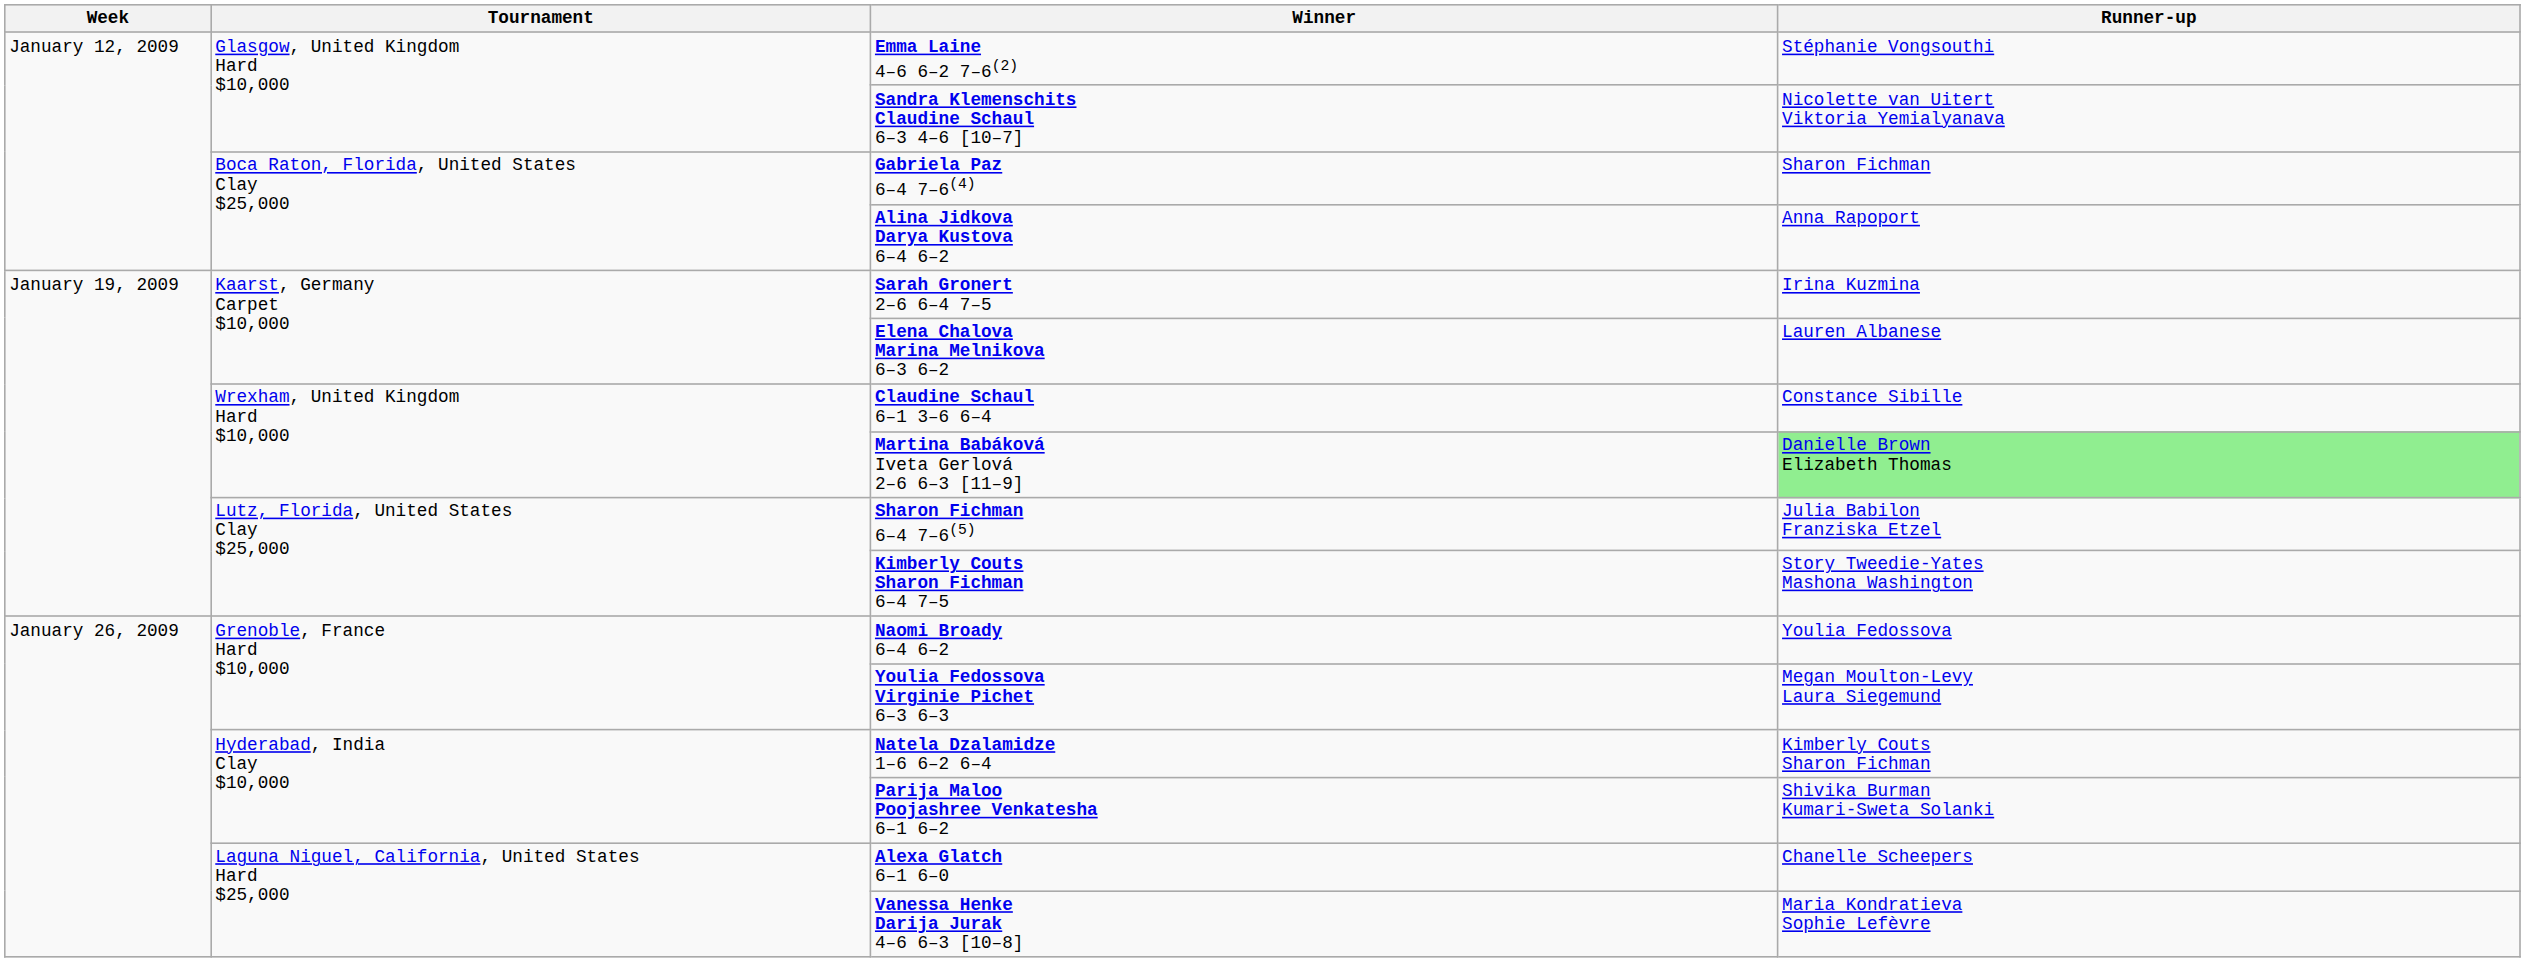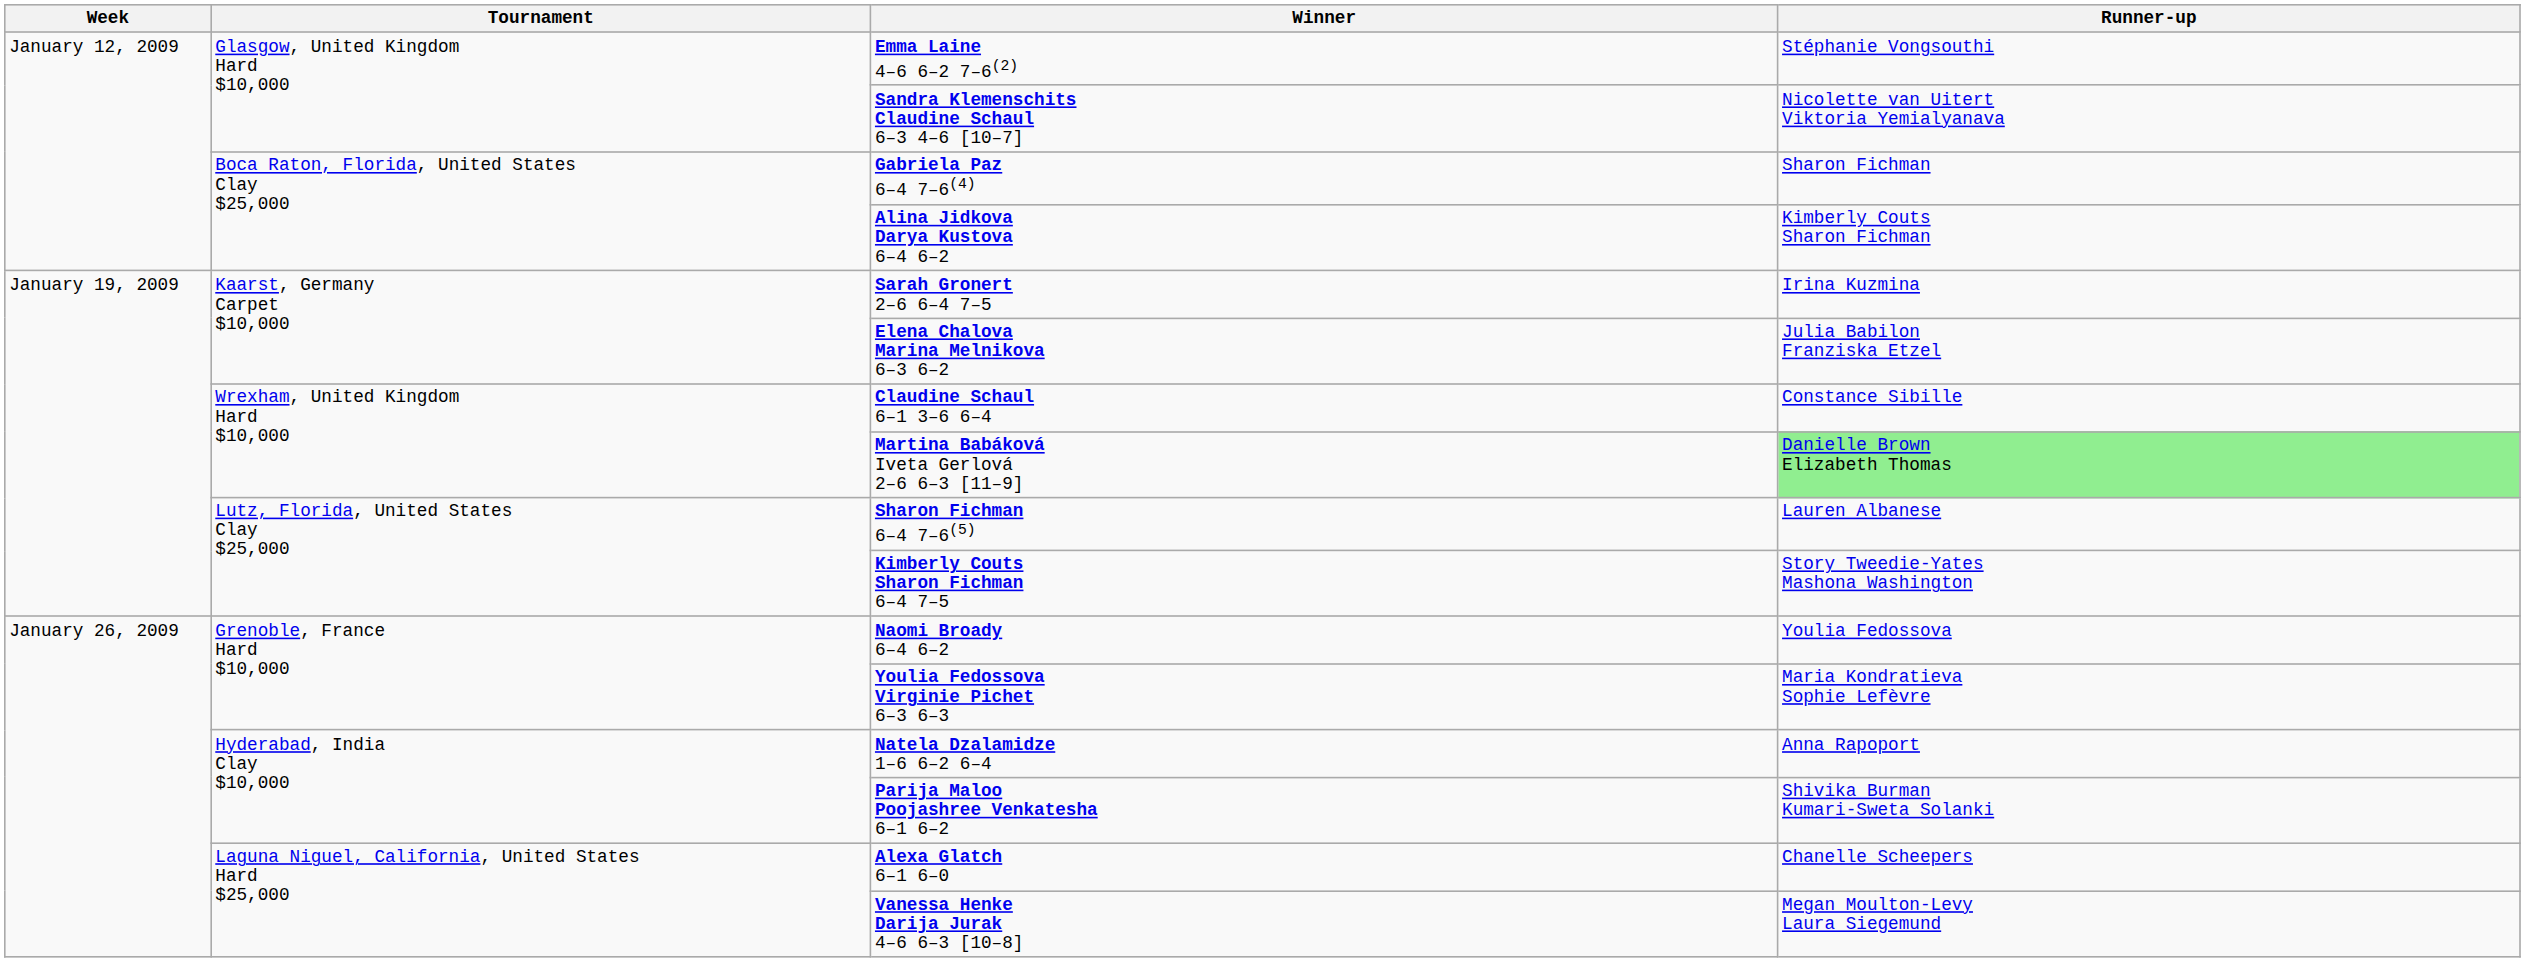(1851, 219) Anna Rapoport -> (1856, 228) Kimberly Couts Sharon Fichman
(1862, 332) Lauren Albanese -> (1862, 342) Julia Babilon Franziska Etzel
(1862, 521) Julia Babilon Franziska Etzel -> (1862, 512) Lauren Albanese
(1878, 687) Megan Moulton-Levy Laura Siegemund -> (1872, 687) Maria Kondratieva Sophie Lefèvre
(1856, 754) Kimberly Couts Sharon Fichman -> (1851, 744) Anna Rapoport
(1872, 914) Maria Kondratieva Sophie Lefèvre -> (1878, 914) Megan Moulton-Levy Laura Siegemund
